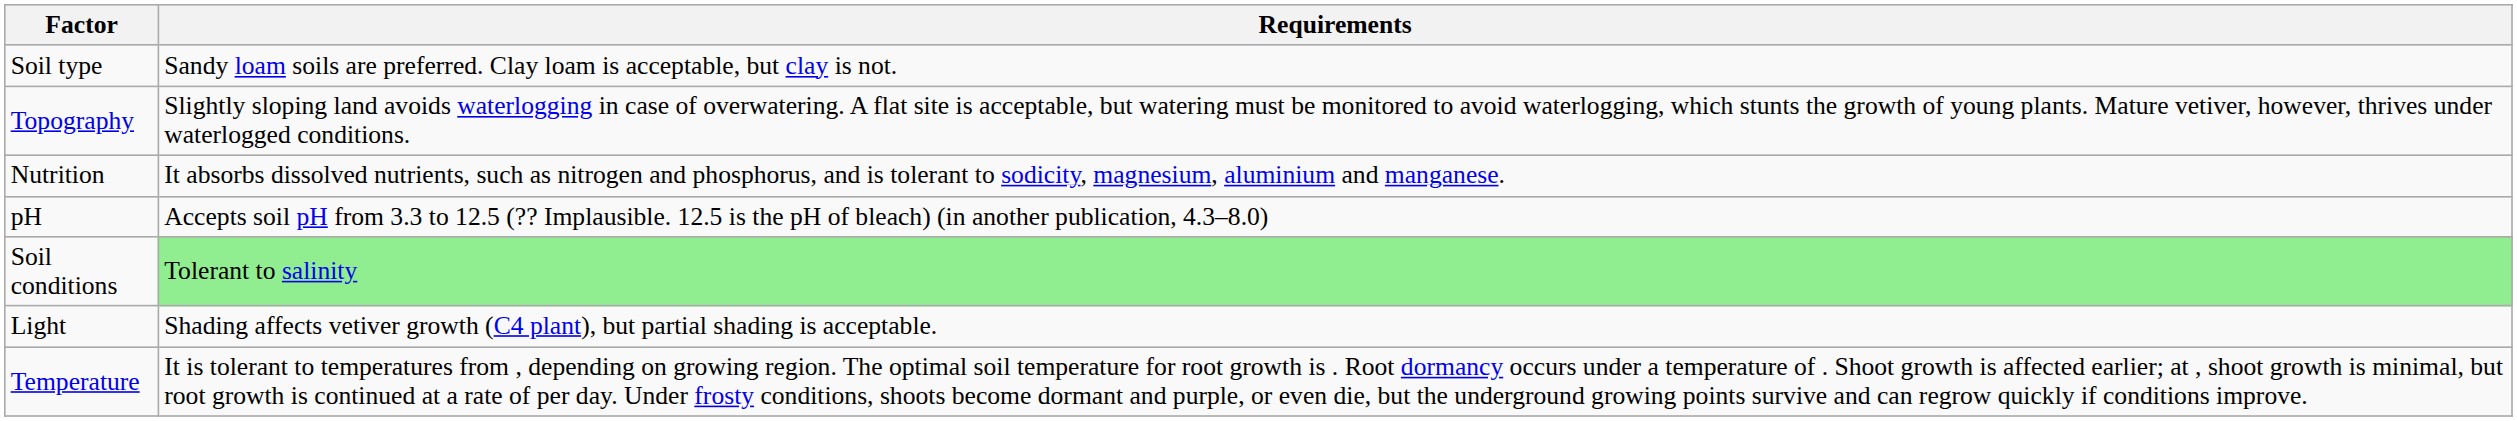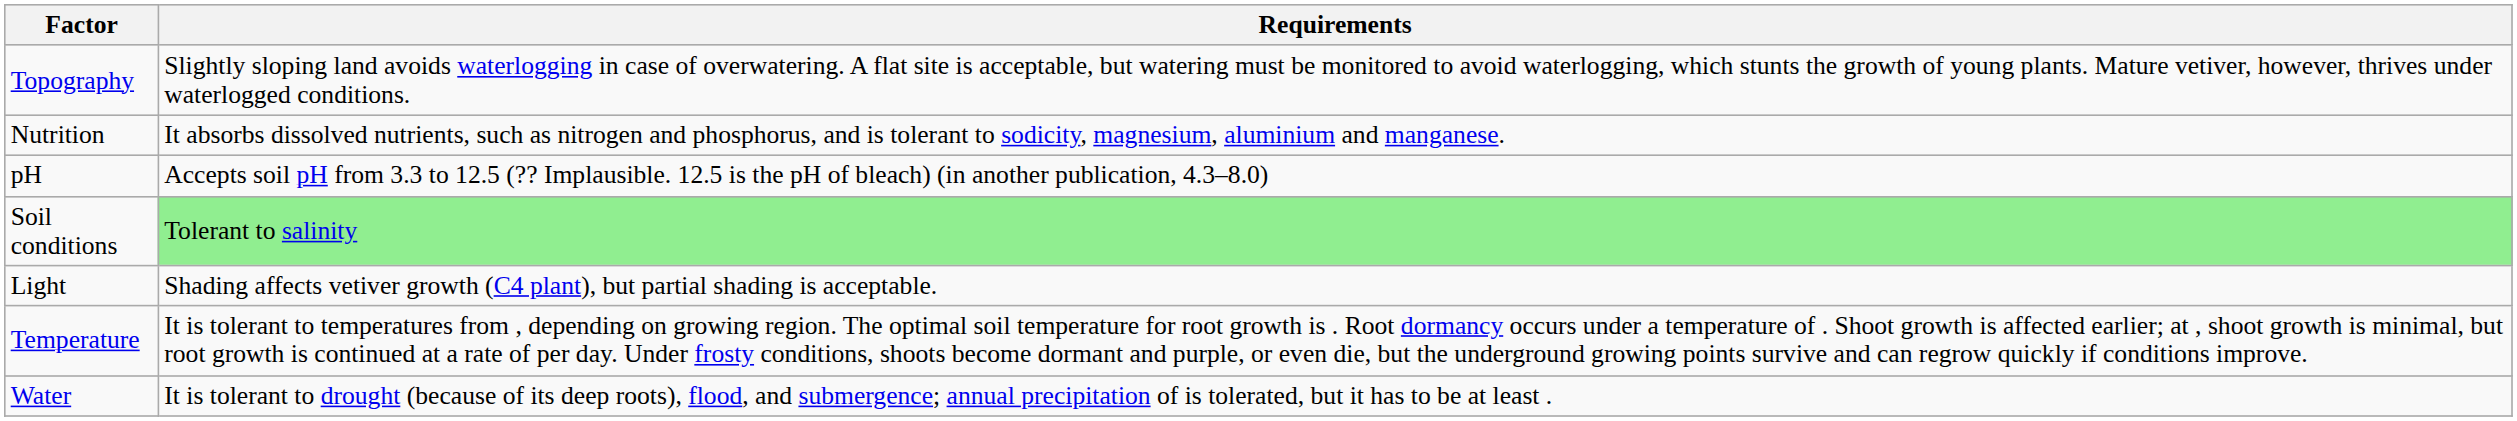- row: (57, 65)
+ row: (41, 395)
